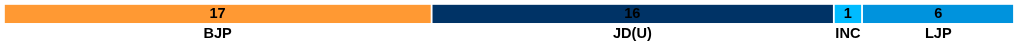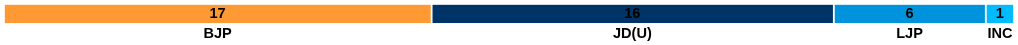columns swapped: (938, 13) <-> (848, 13)
